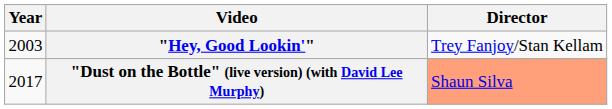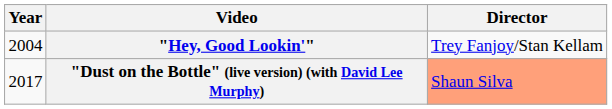(25, 44) 2003 -> (25, 44) 2004
